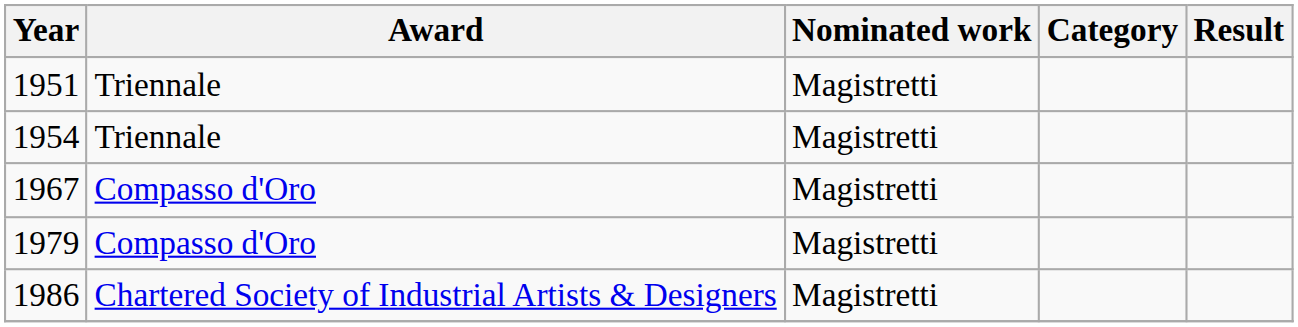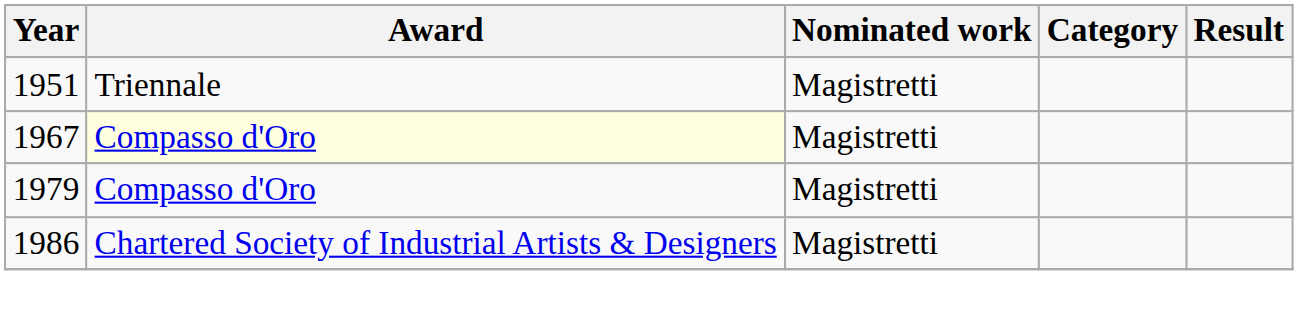- row: (46, 136)
(205, 189) no background -> (205, 136) lightyellow background
